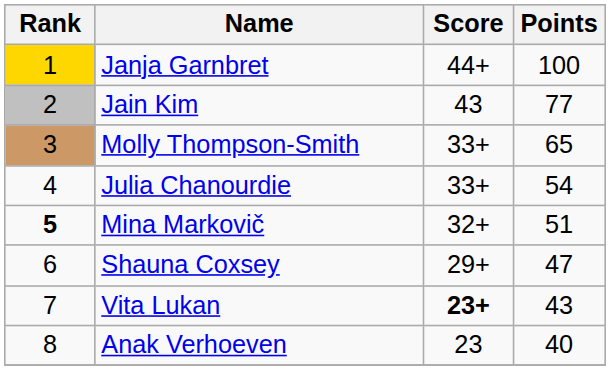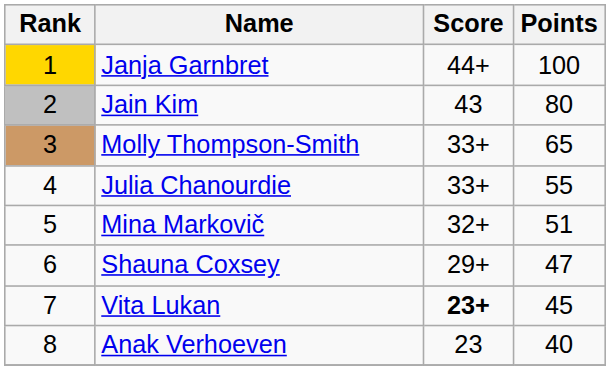(559, 104) 77 -> (559, 104) 80
(559, 184) 54 -> (559, 184) 55
(50, 225) bold -> (50, 225) normal
(559, 305) 43 -> (559, 305) 45
